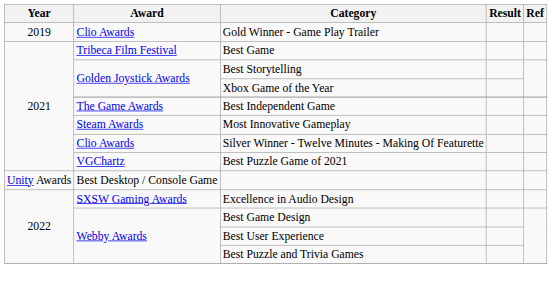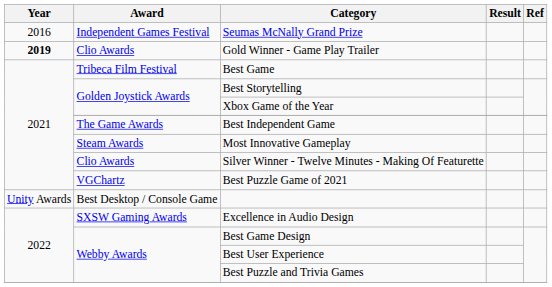+ row: (143, 32)
(39, 32) normal -> (39, 50) bold
